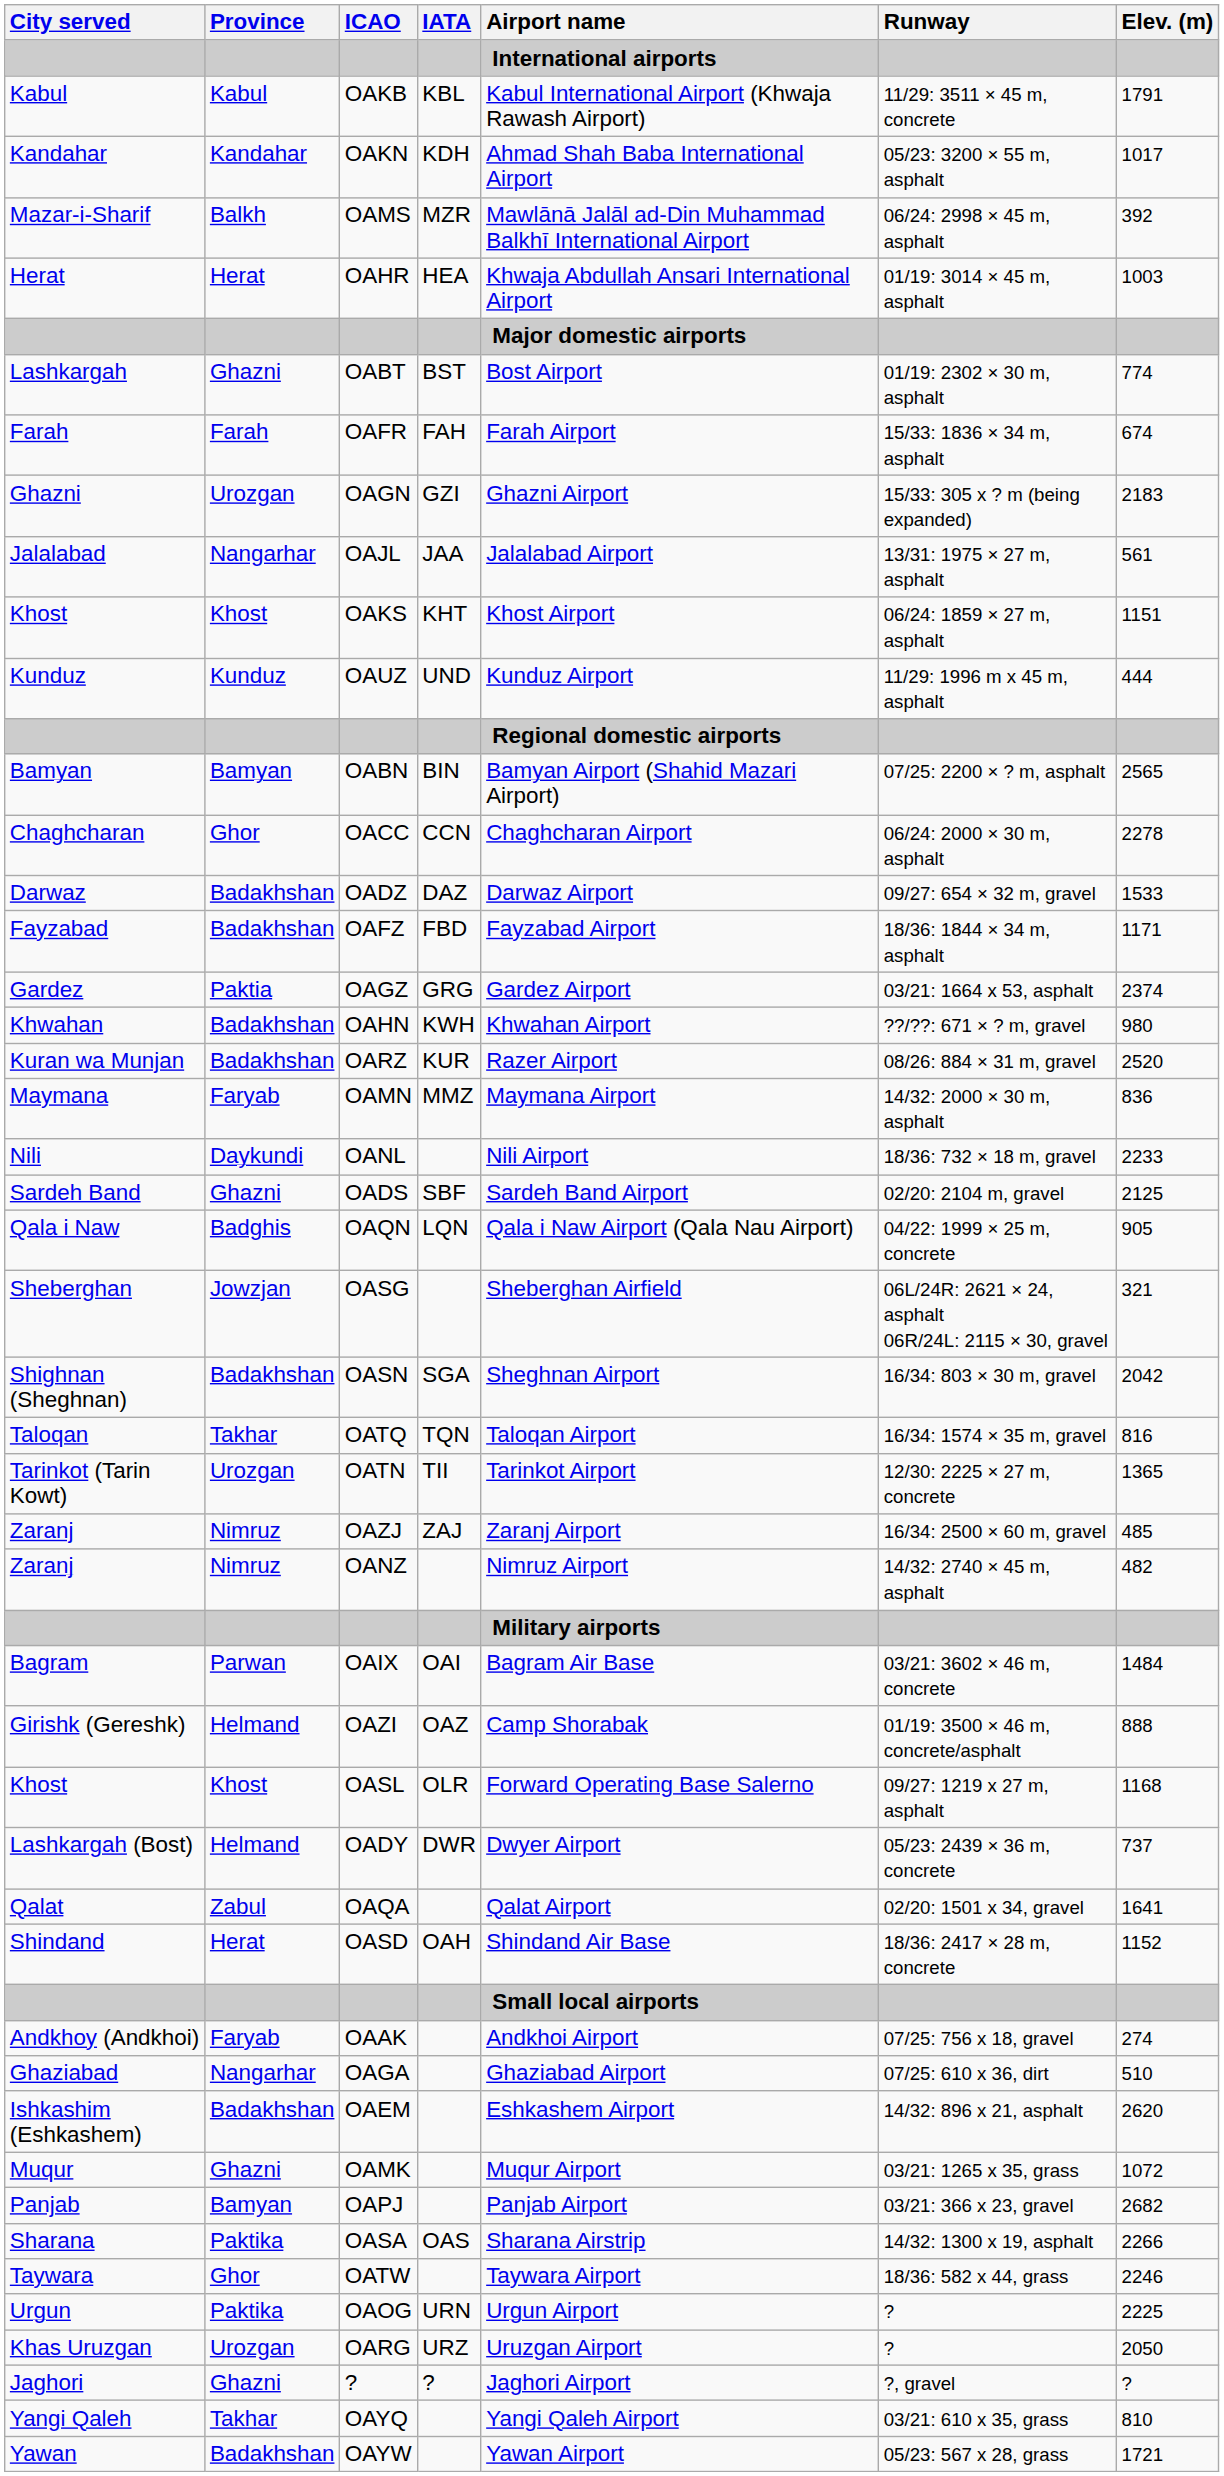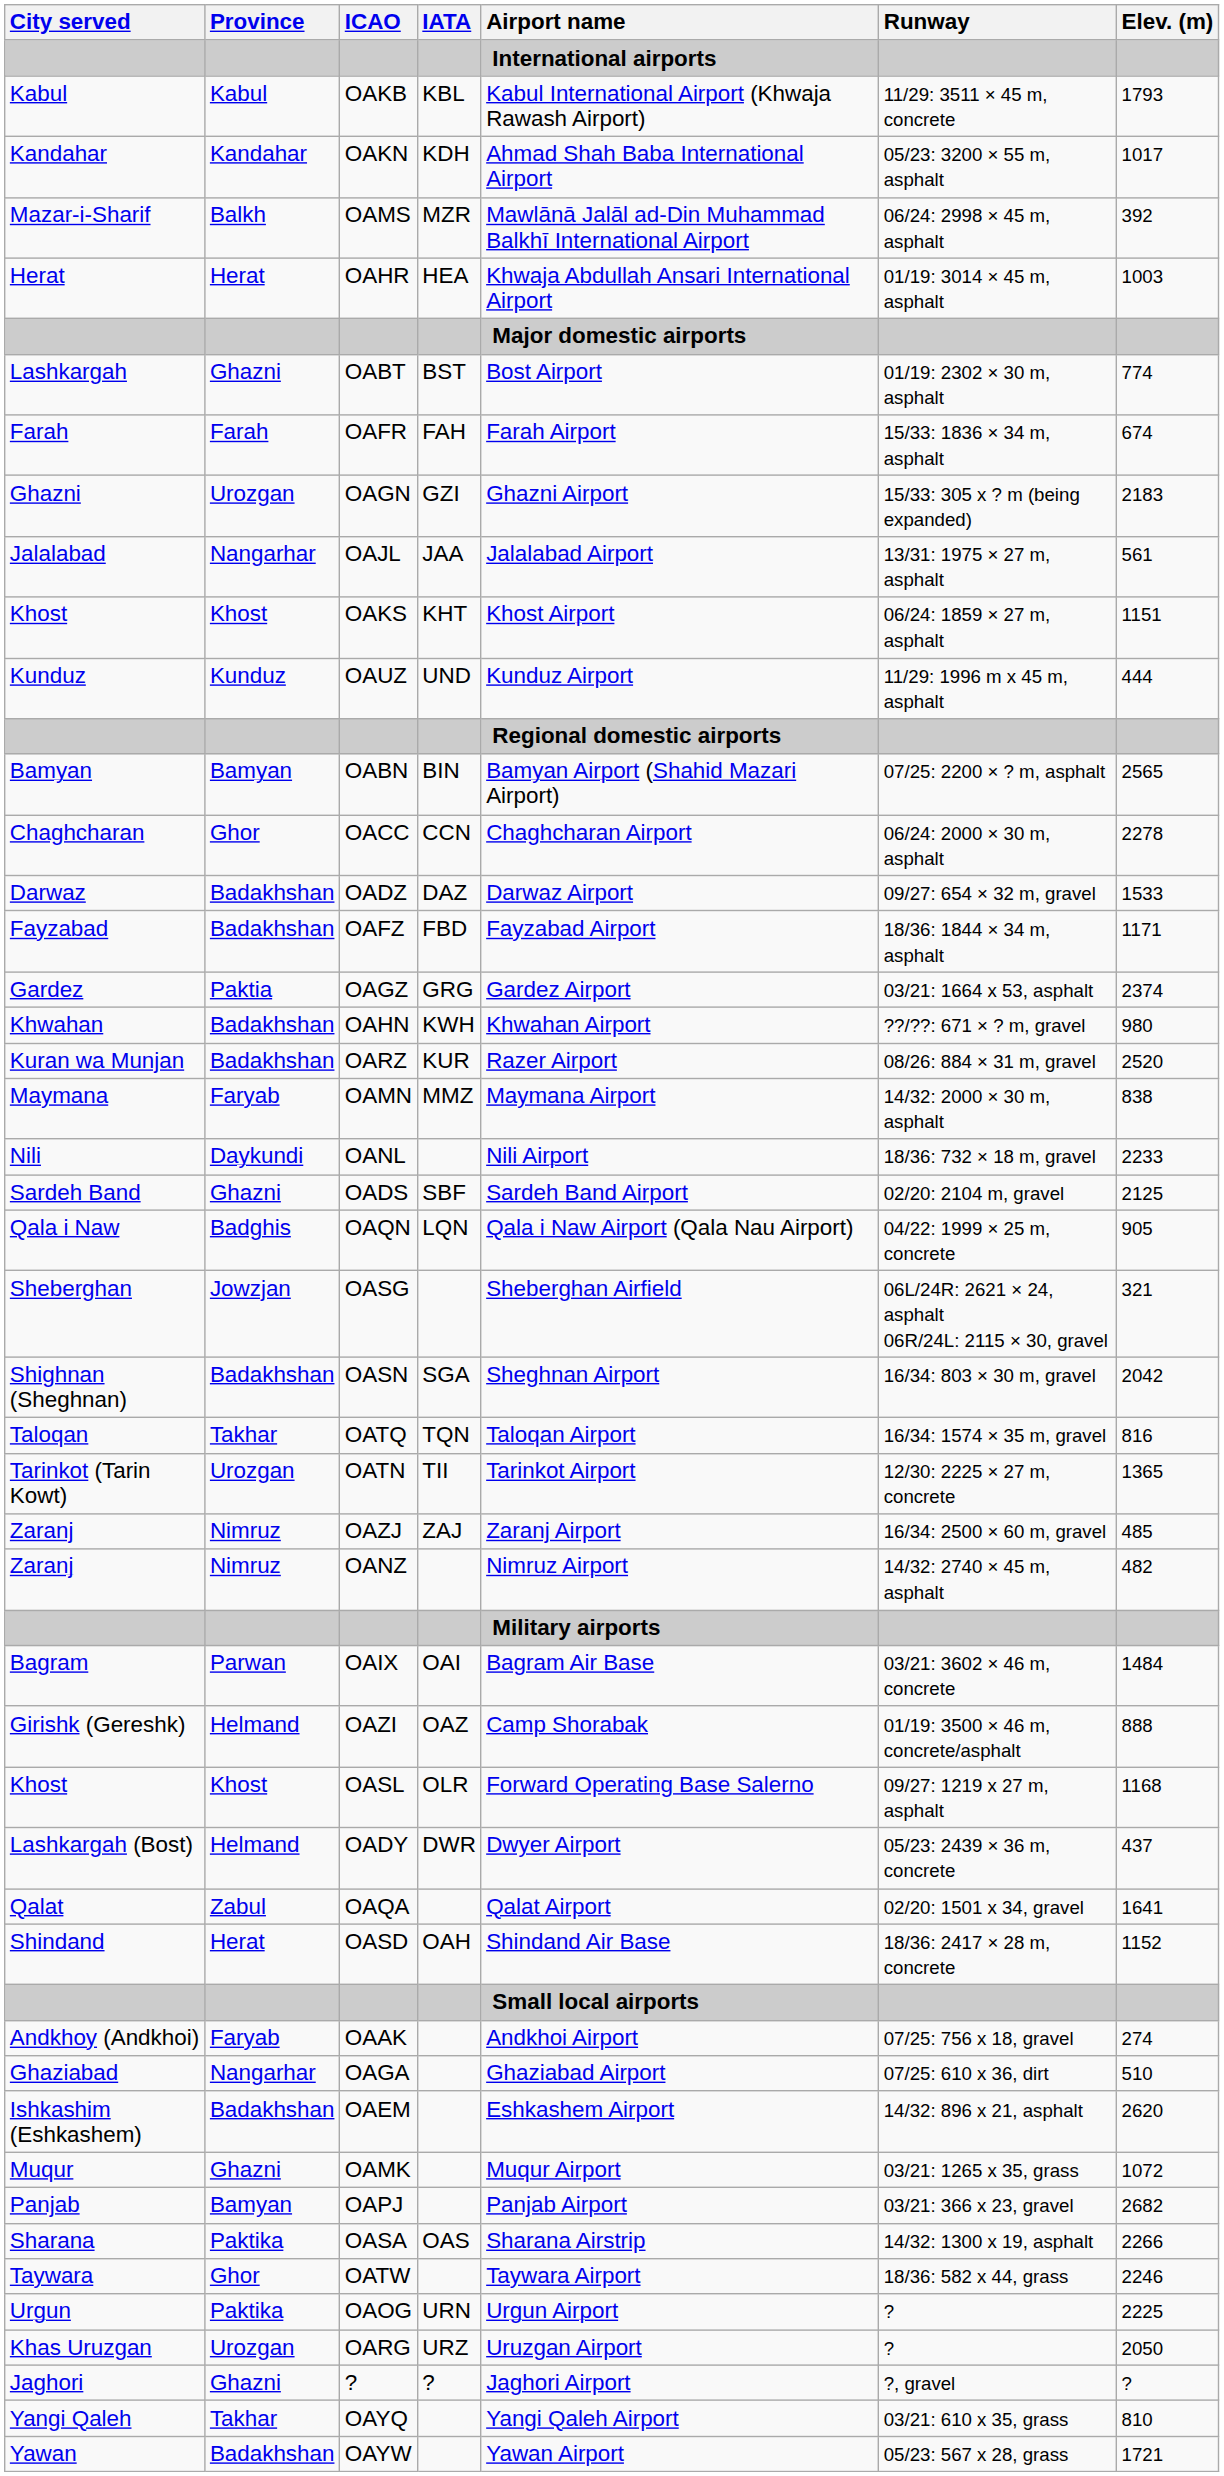(1142, 94) 1791 -> (1142, 94) 1793
(1137, 1097) 836 -> (1137, 1097) 838
(1137, 1846) 737 -> (1137, 1846) 437
